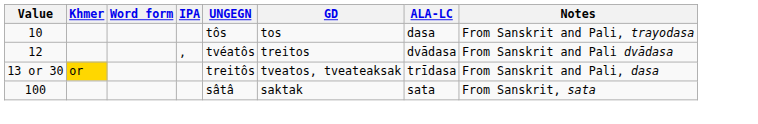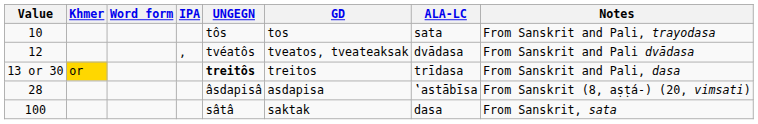(421, 33) dasa -> (428, 33) sata
(285, 52) treitos -> (338, 52) tveatos, tveateaksak
(230, 71) normal -> (230, 71) bold
(331, 71) tveatos, tveateaksak -> (292, 71) treitos
+ row: (35, 90)
(421, 90) sata -> (428, 109) dasa
